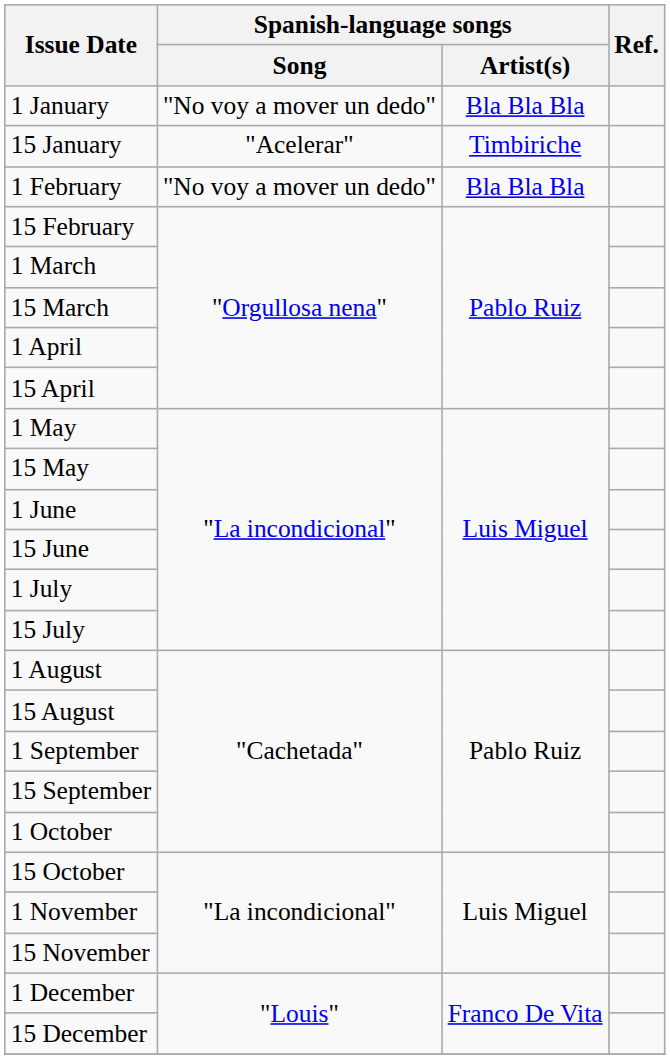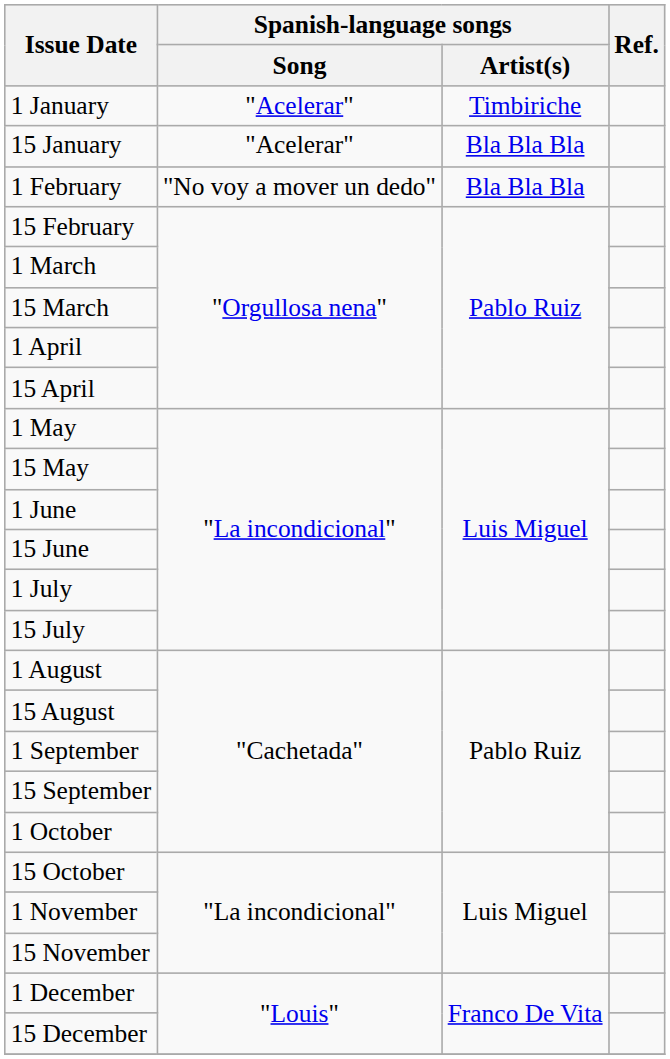(299, 105) "No voy a mover un dedo" -> (299, 105) "Acelerar"
(525, 105) Bla Bla Bla -> (525, 105) Timbiriche
(525, 145) Timbiriche -> (525, 145) Bla Bla Bla
